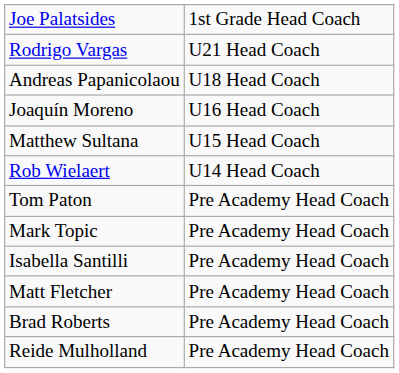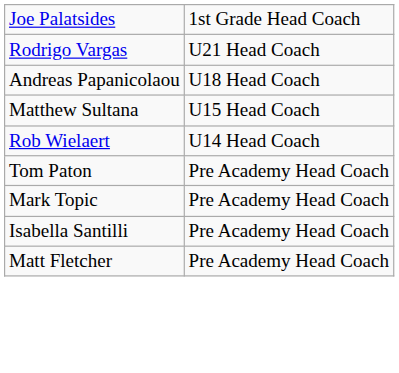- row: (71, 110)
- row: (59, 321)
- row: (78, 351)
